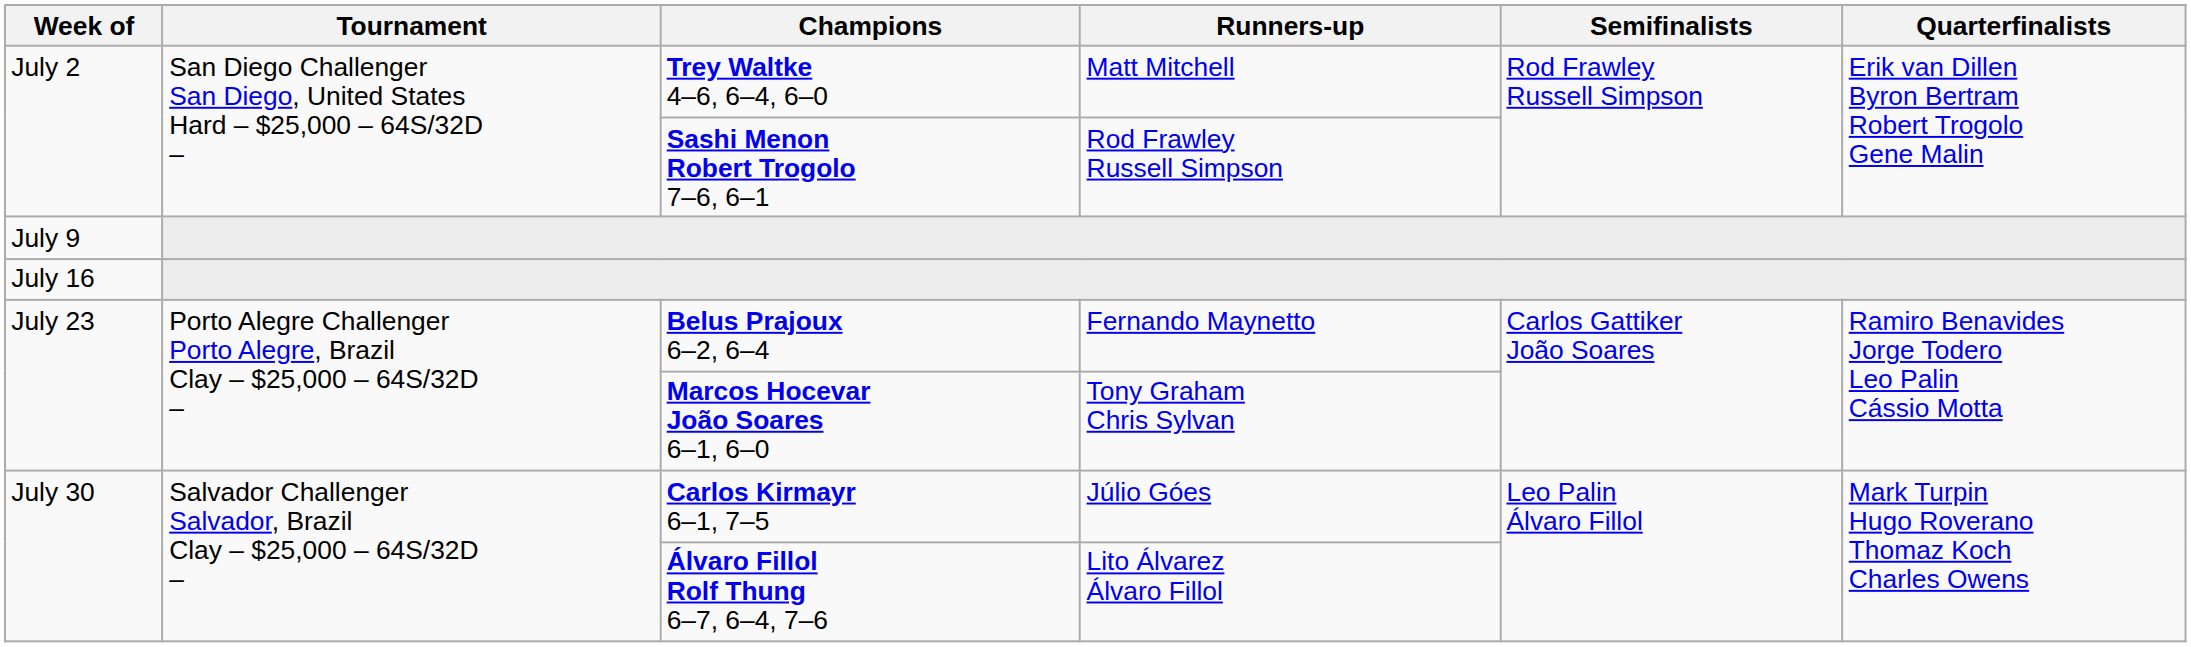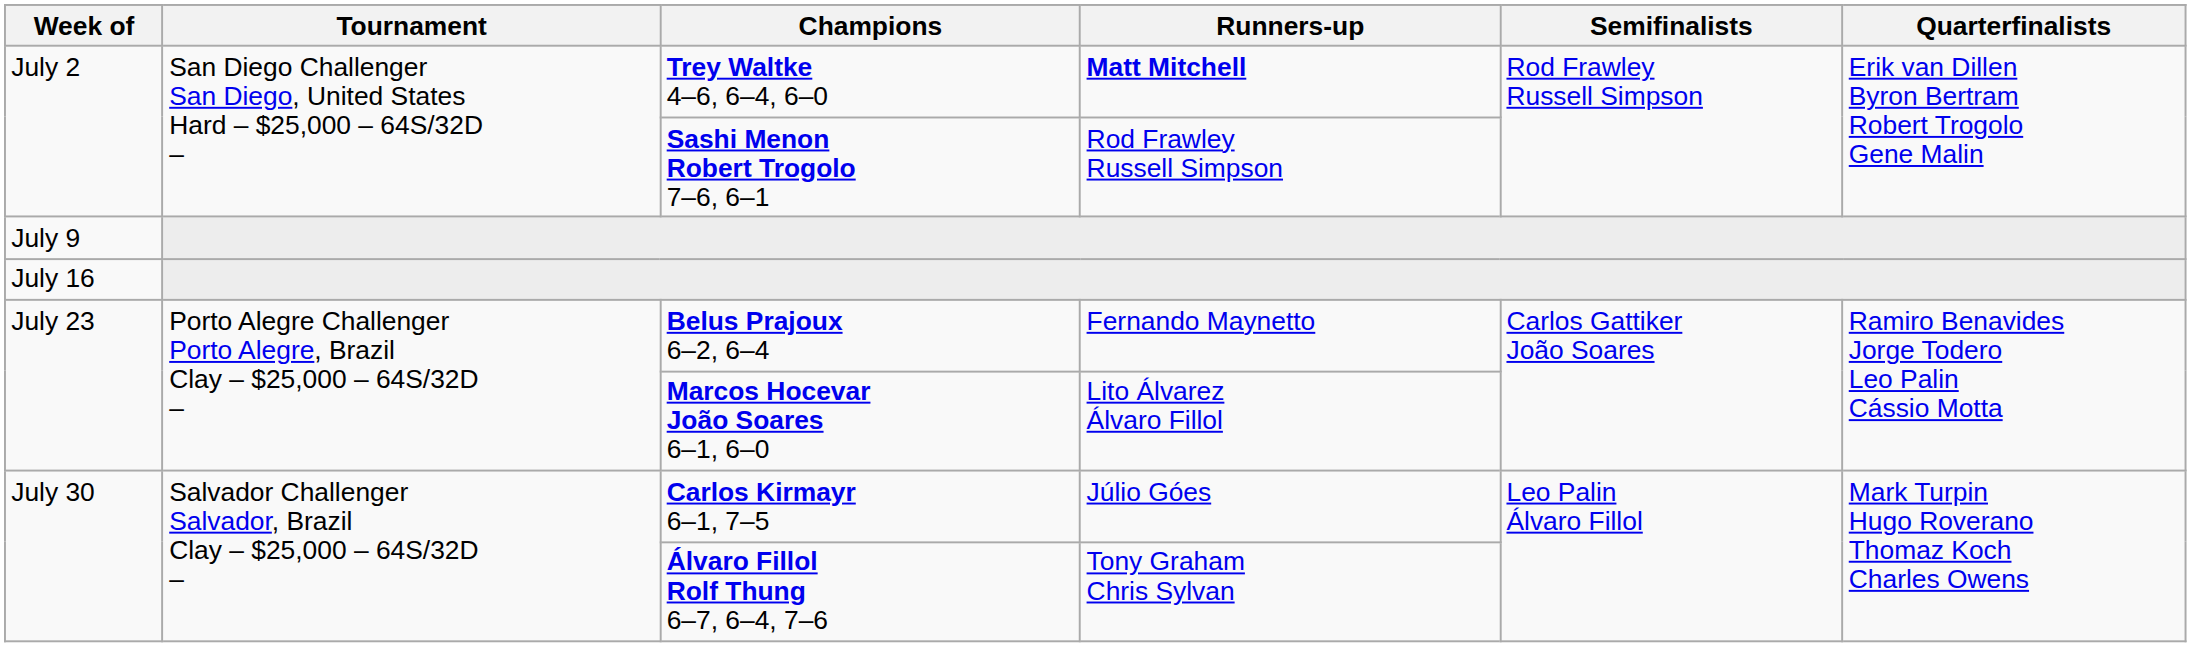(1161, 67) normal -> (1166, 67) bold
(1166, 406) Tony Graham Chris Sylvan -> (1155, 406) Lito Álvarez Álvaro Fillol
(1155, 576) Lito Álvarez Álvaro Fillol -> (1166, 576) Tony Graham Chris Sylvan
